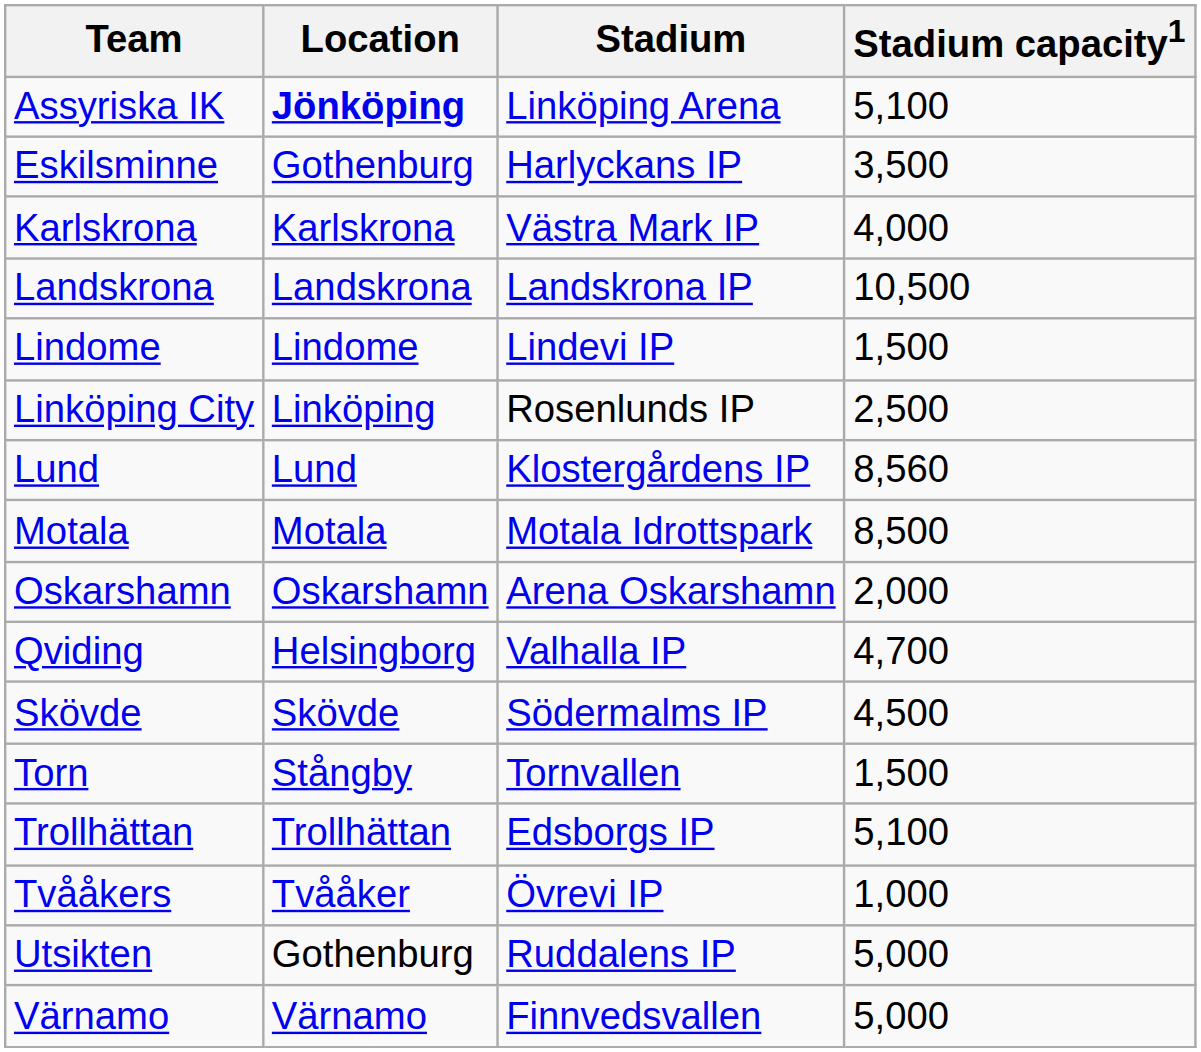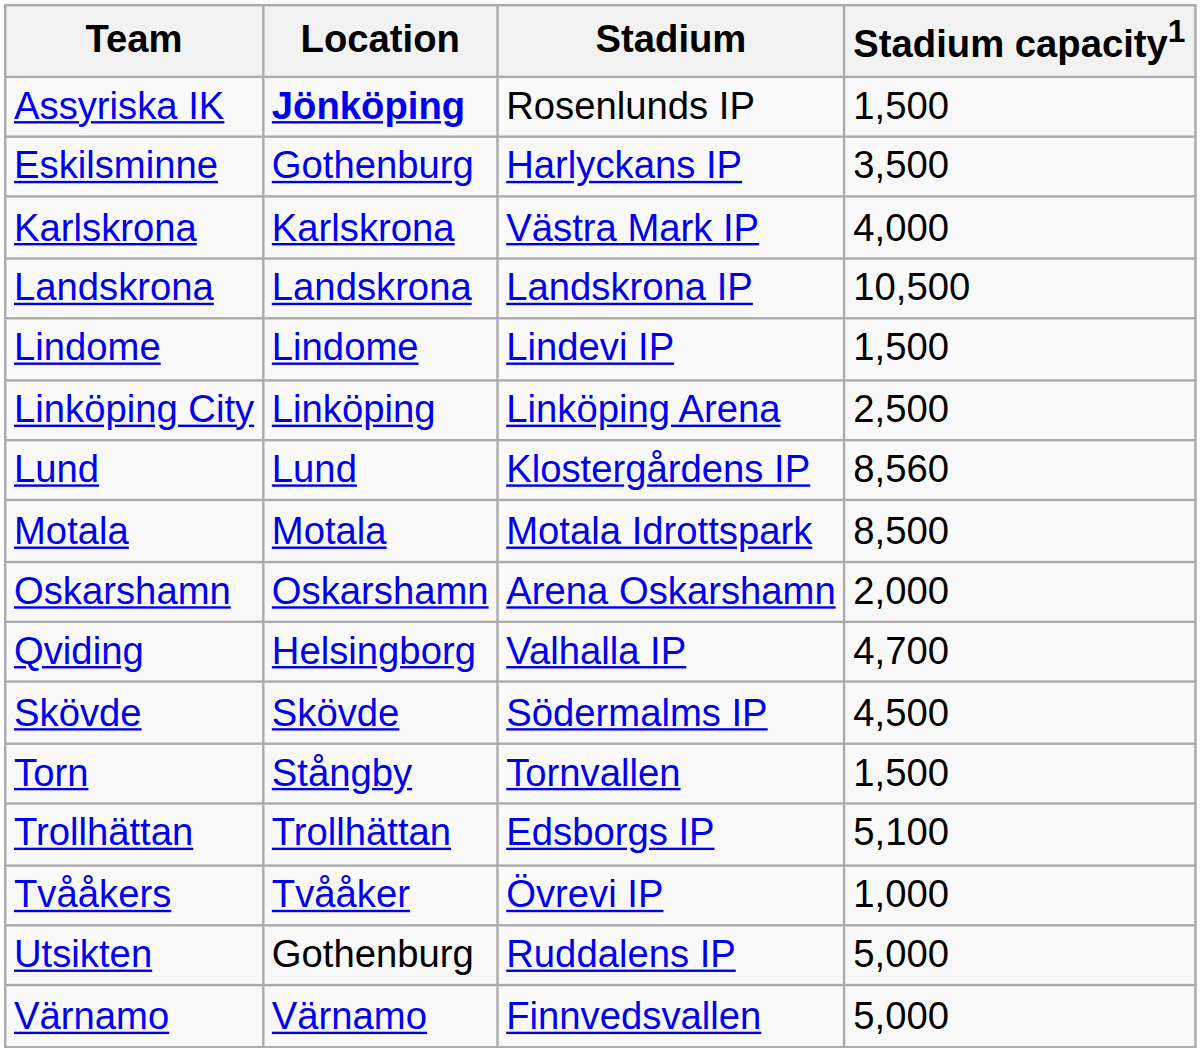(643, 105) Linköping Arena -> (631, 105) Rosenlunds IP
(901, 105) 5,100 -> (901, 105) 1,500
(631, 409) Rosenlunds IP -> (643, 409) Linköping Arena
